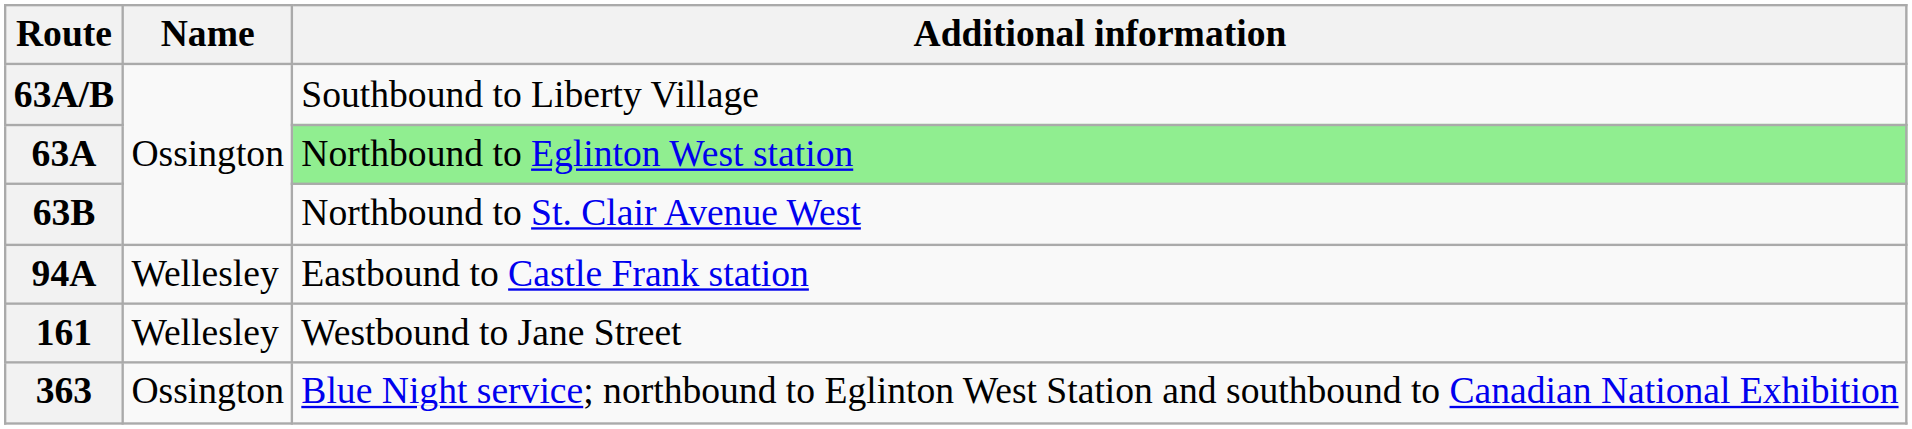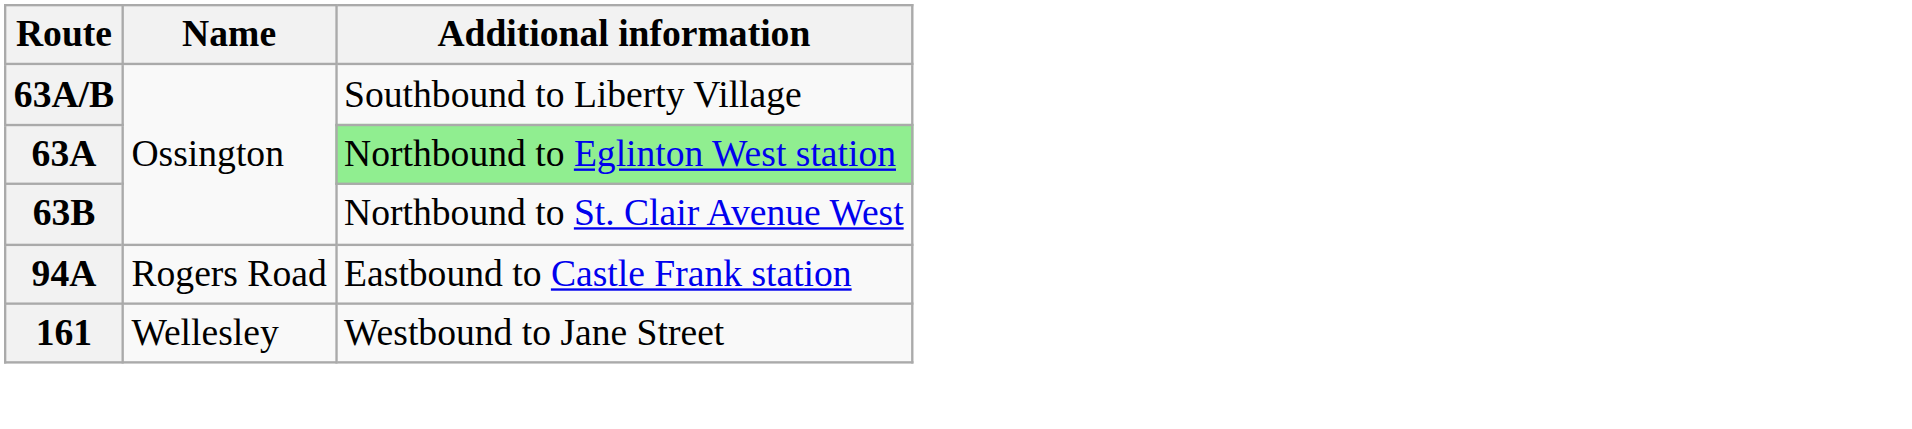(205, 272) Wellesley -> (229, 272) Rogers Road
- row: (64, 392)
